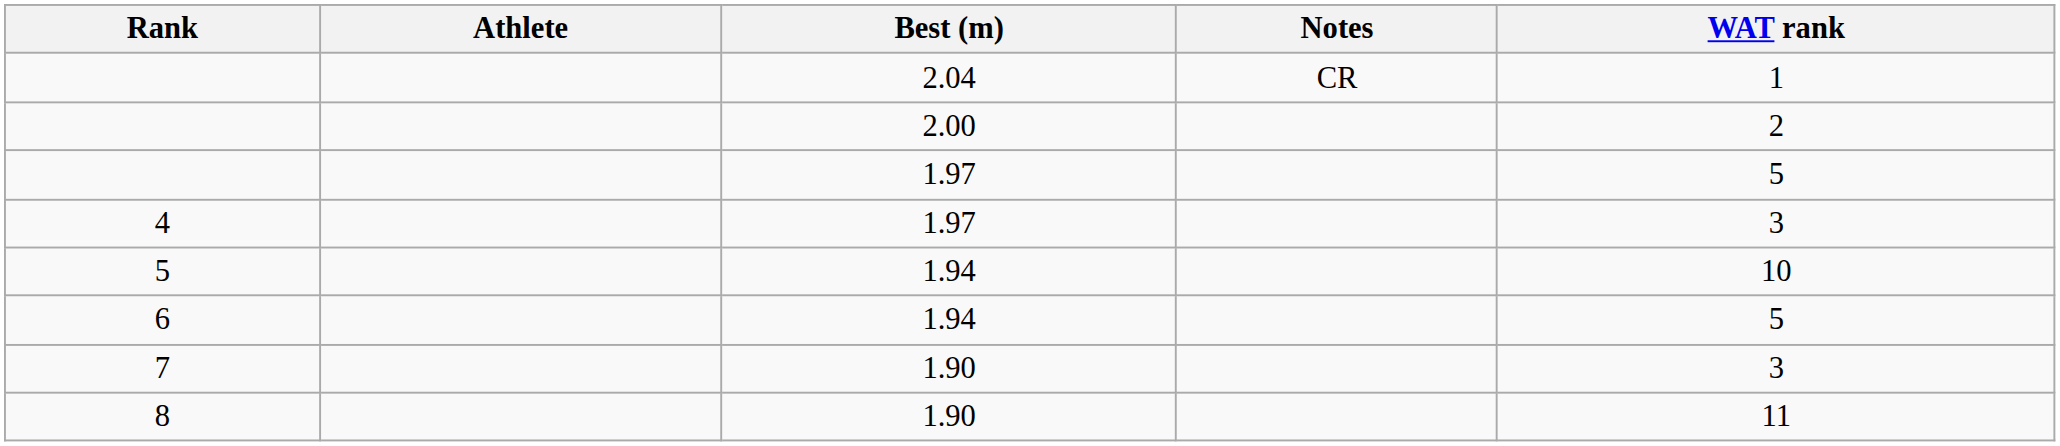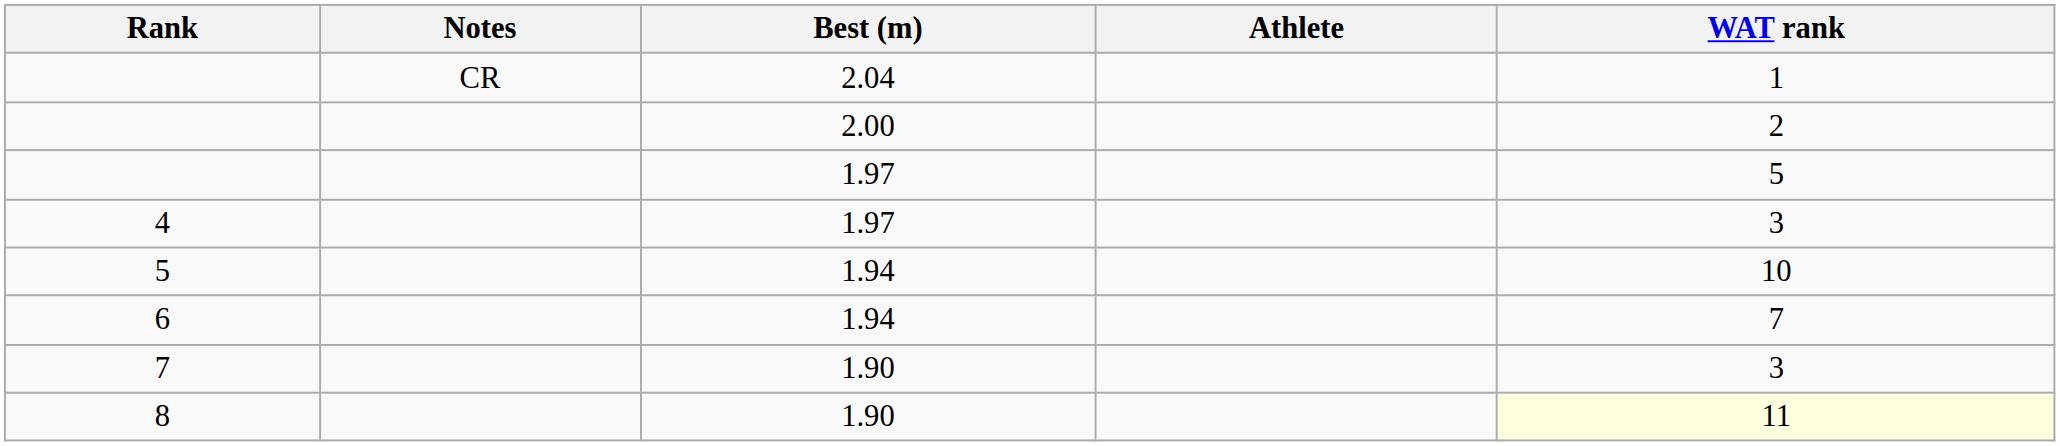columns swapped: (521, 28) <-> (1337, 28)
(1776, 319) 5 -> (1776, 319) 7
(1776, 416) no background -> (1776, 416) lightyellow background
